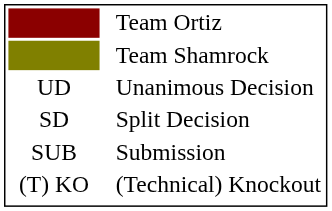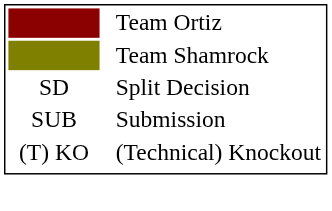- row: (54, 87)
